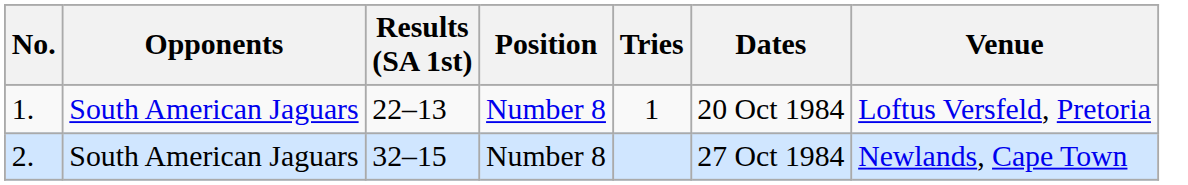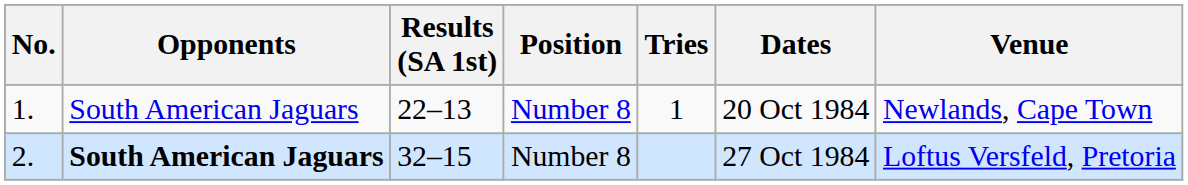(1005, 108) Loftus Versfeld, Pretoria -> (1018, 108) Newlands, Cape Town
(214, 155) normal -> (226, 155) bold
(993, 155) Newlands, Cape Town -> (1029, 155) Loftus Versfeld, Pretoria
